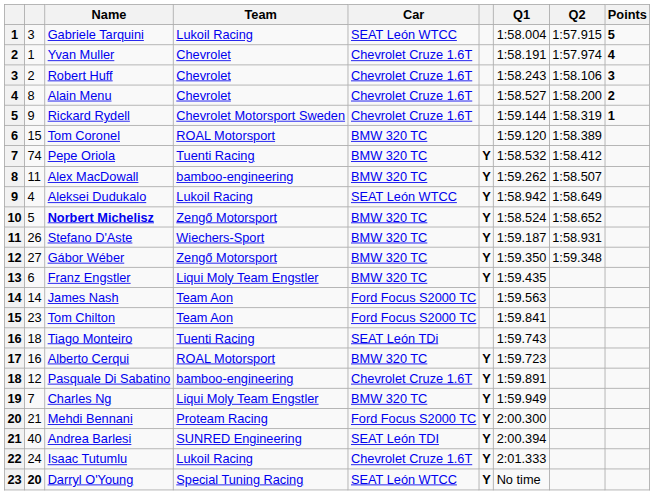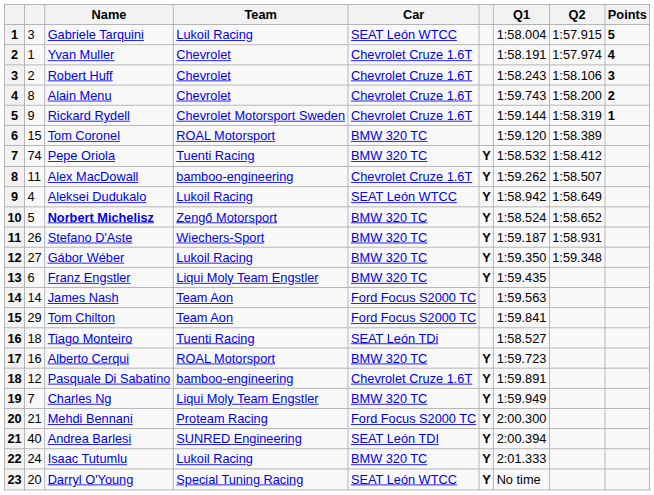(521, 96) 1:58.527 -> (521, 96) 1:59.743
(389, 176) BMW 320 TC -> (412, 176) Chevrolet Cruze 1.6T
(227, 257) Zengő Motorsport -> (215, 257) Lukoil Racing
(35, 318) 23 -> (35, 318) 29
(521, 338) 1:59.743 -> (521, 338) 1:58.527
(412, 459) Chevrolet Cruze 1.6T -> (389, 459) BMW 320 TC
(35, 480) bold -> (35, 480) normal
